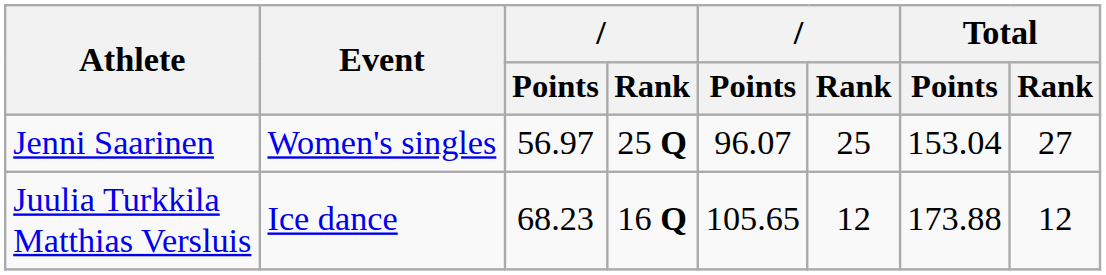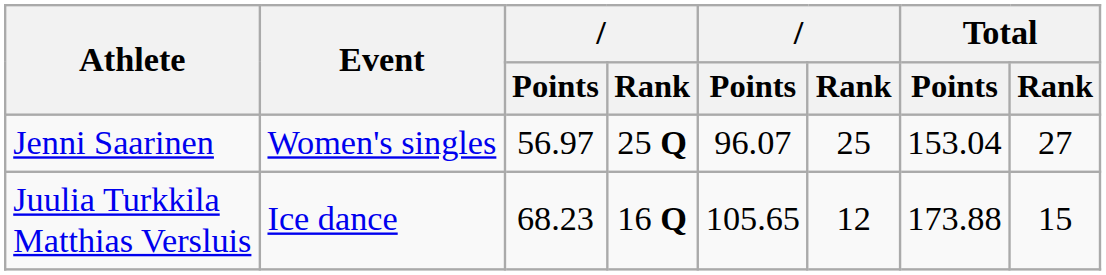(1055, 219) 12 -> (1055, 219) 15
